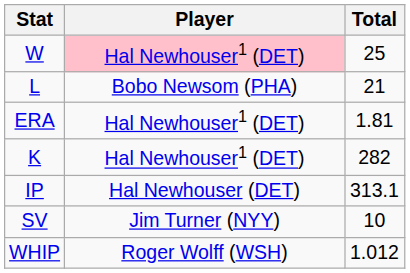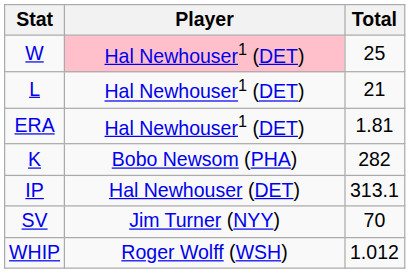(205, 87) Bobo Newsom (PHA) -> (205, 89) Hal Newhouser1 (DET)
(205, 157) Hal Newhouser1 (DET) -> (205, 159) Bobo Newsom (PHA)
(374, 221) 10 -> (374, 221) 70
